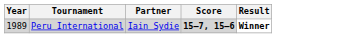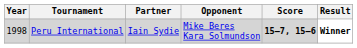+ column: (222, 11)
(17, 26) 1989 -> (17, 31) 1998
